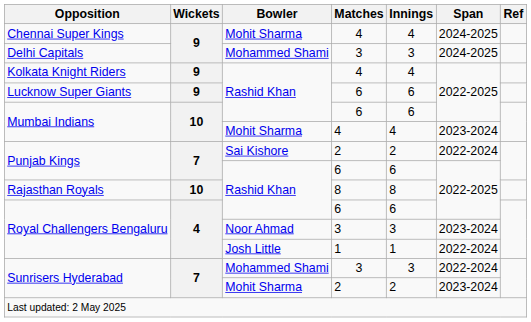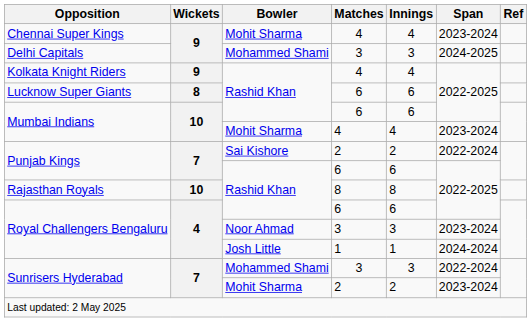(468, 33) 2024-2025 -> (468, 33) 2023-2024
(196, 92) 9 -> (196, 92) 8
(468, 248) 2022-2024 -> (468, 248) 2024-2024
